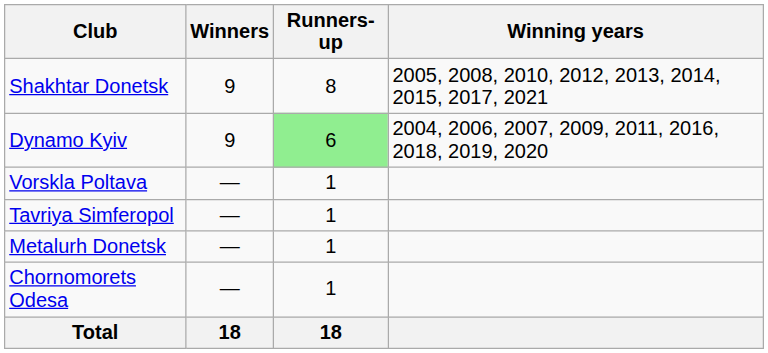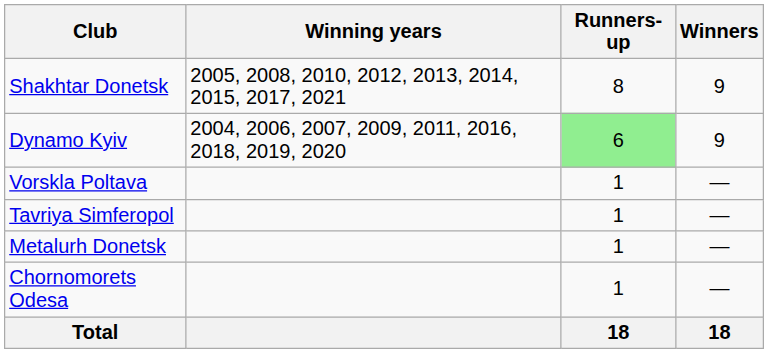columns swapped: (230, 31) <-> (576, 31)
